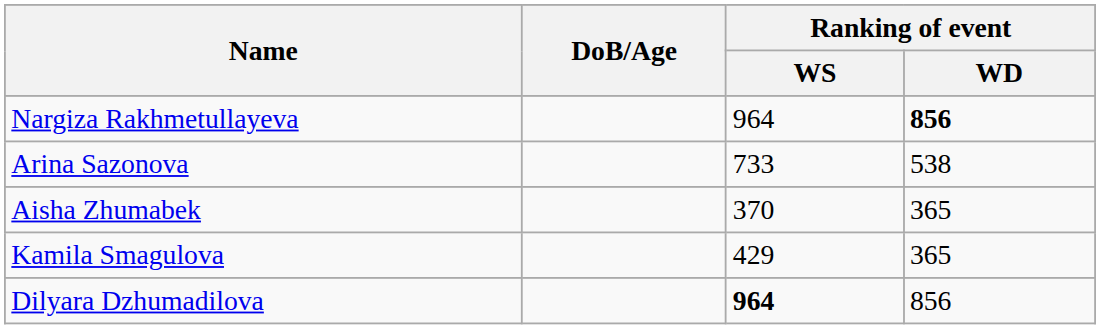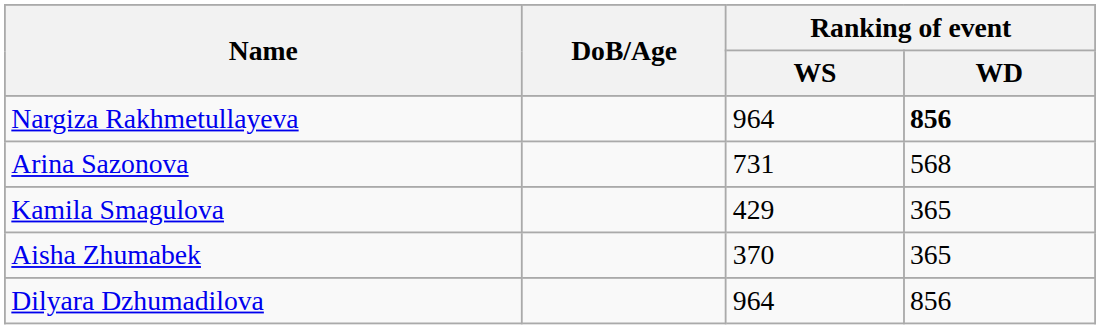(754, 164) 733 -> (754, 164) 731
(931, 164) 538 -> (931, 164) 568
rows swapped: (118, 255) <-> (106, 209)
(754, 301) bold -> (754, 301) normal
